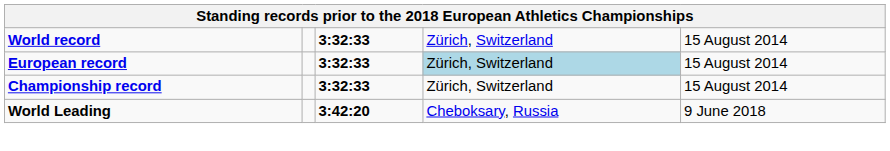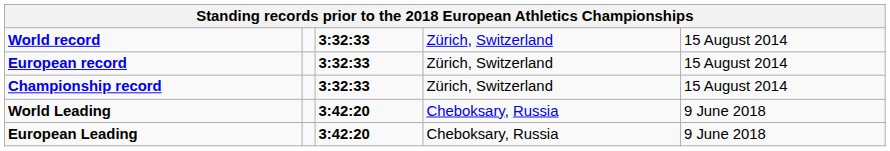(490, 63) lightblue background -> (490, 63) no background
+ row: (73, 134)
